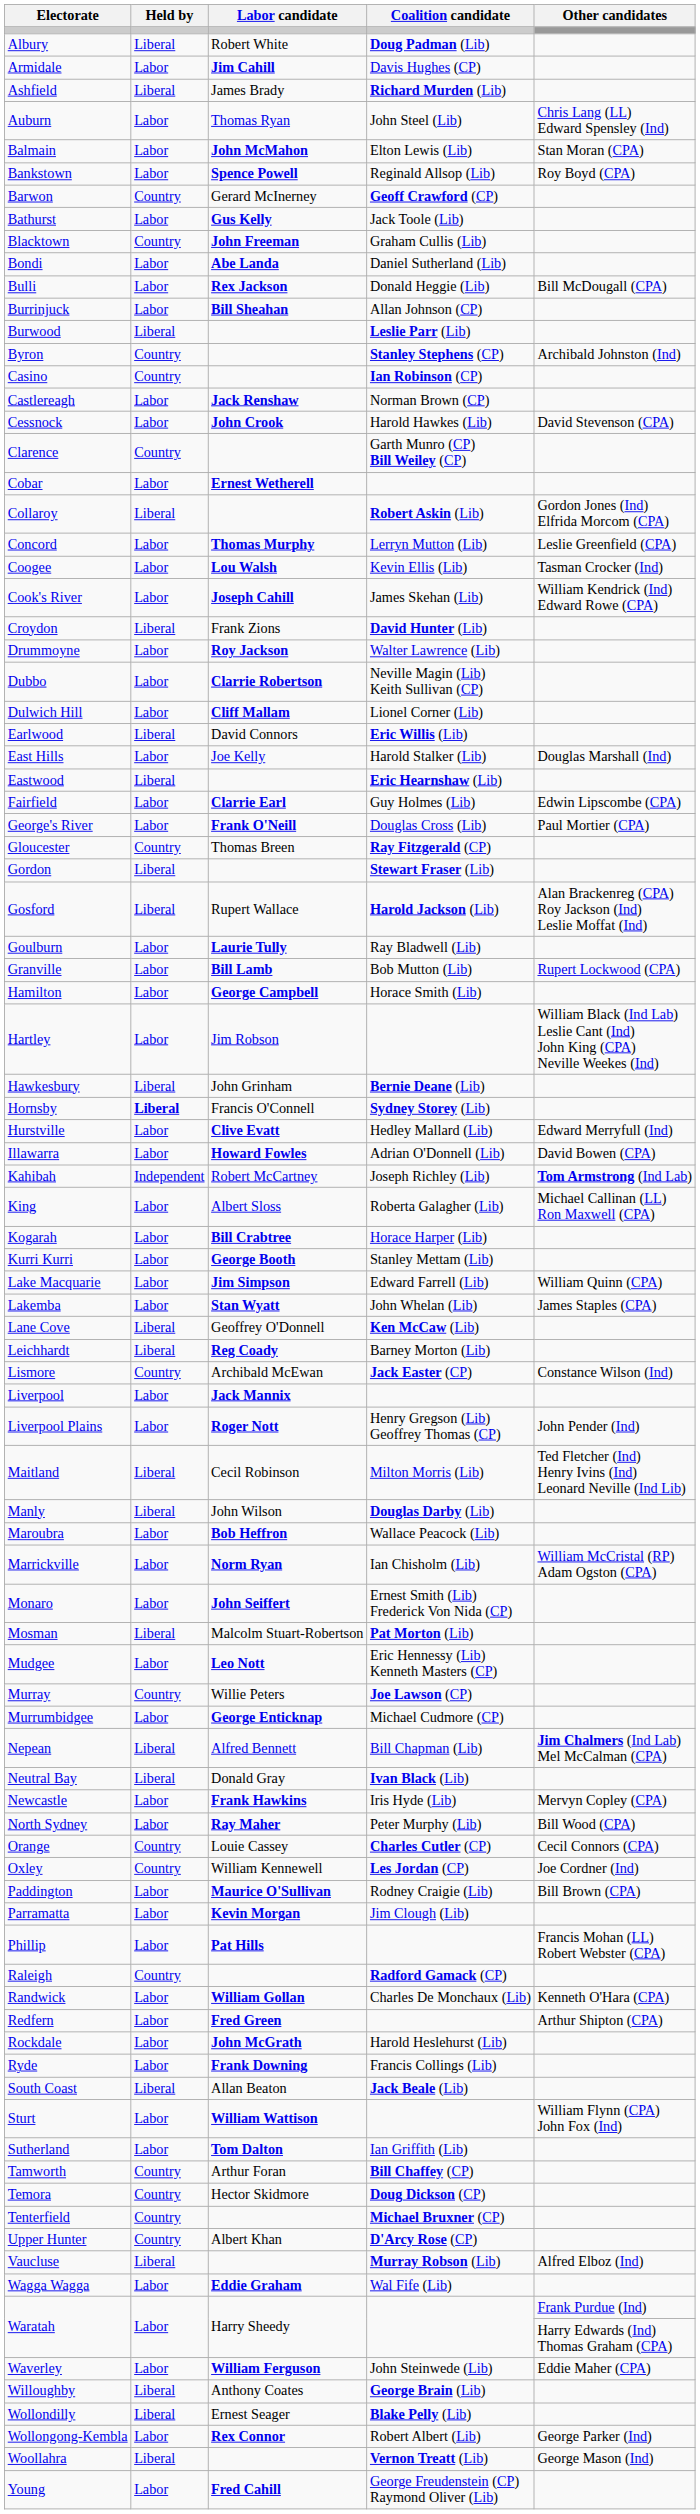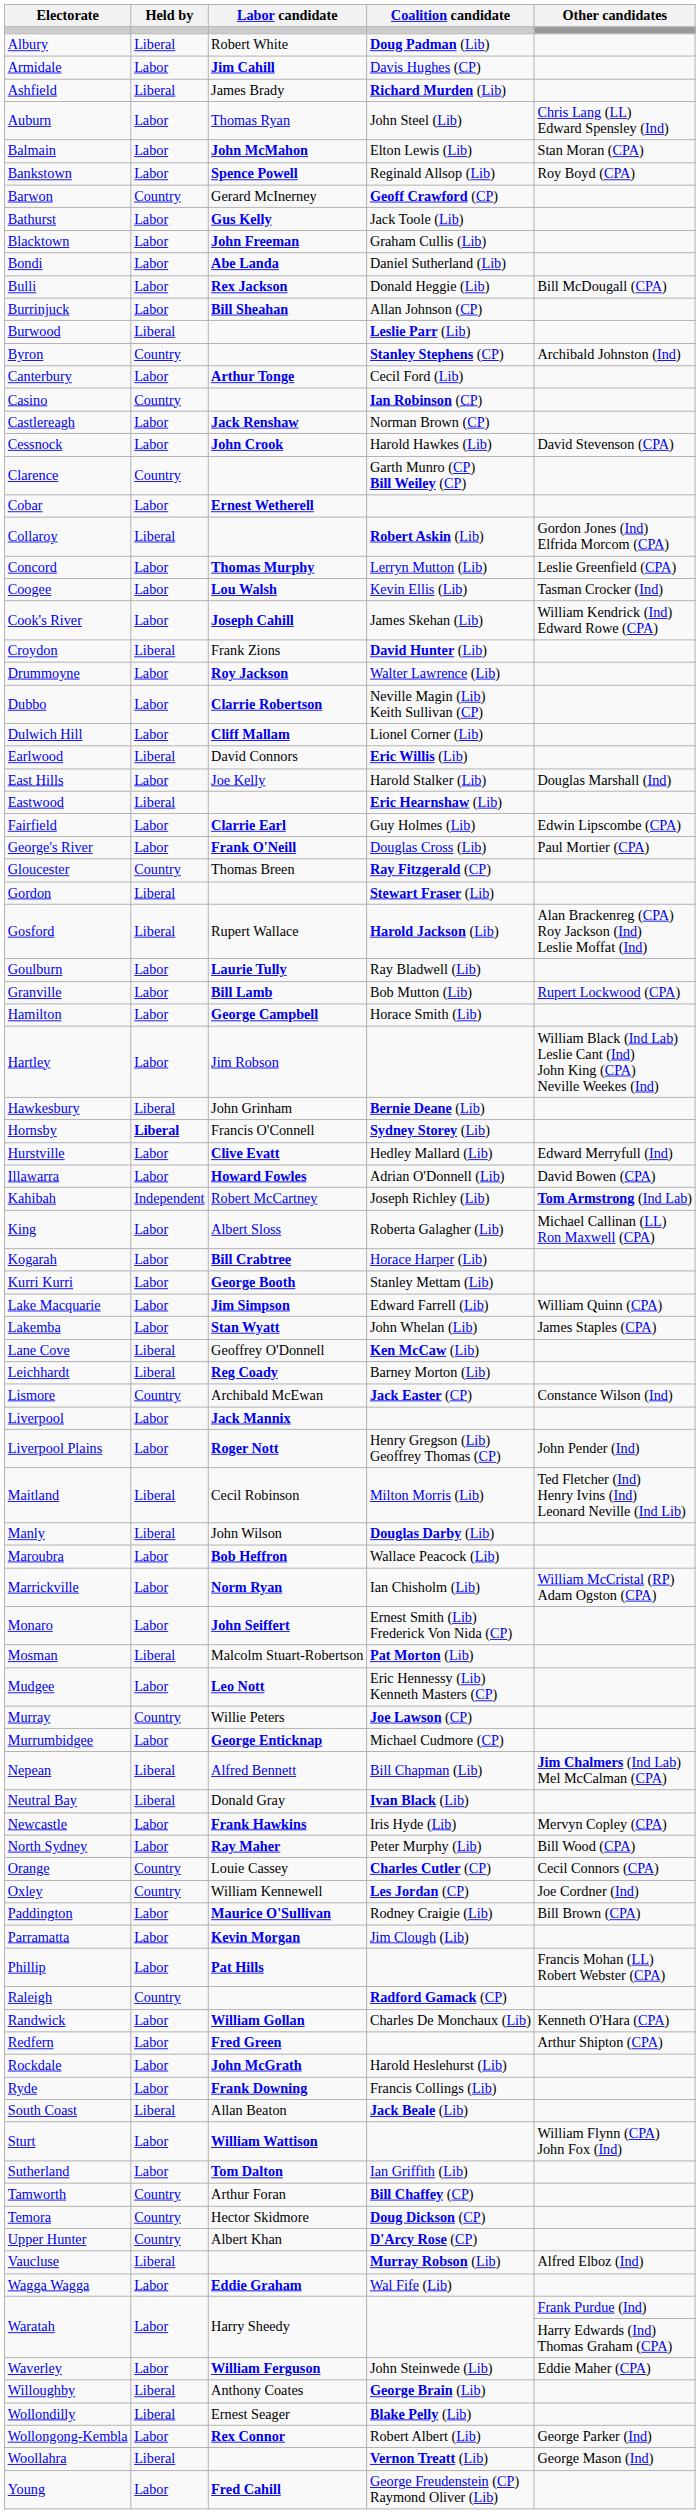(158, 241) Country -> (151, 241) Labor
+ row: (40, 377)
- row: (39, 2217)
